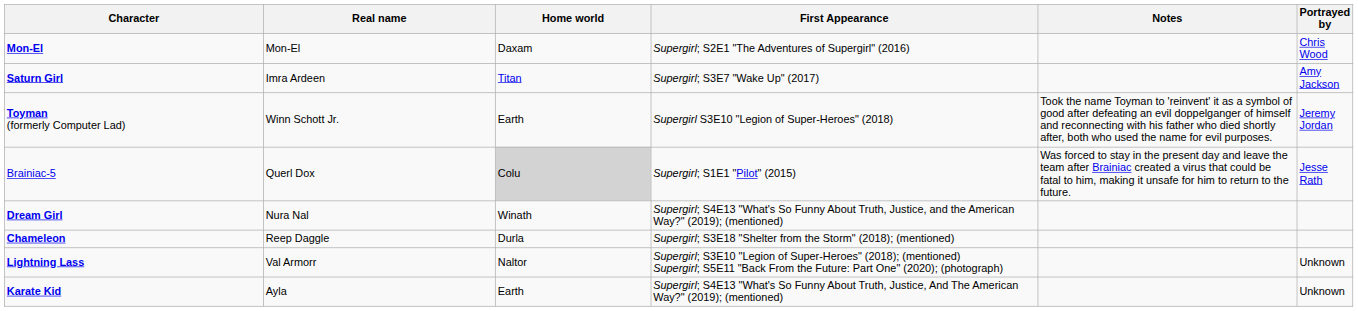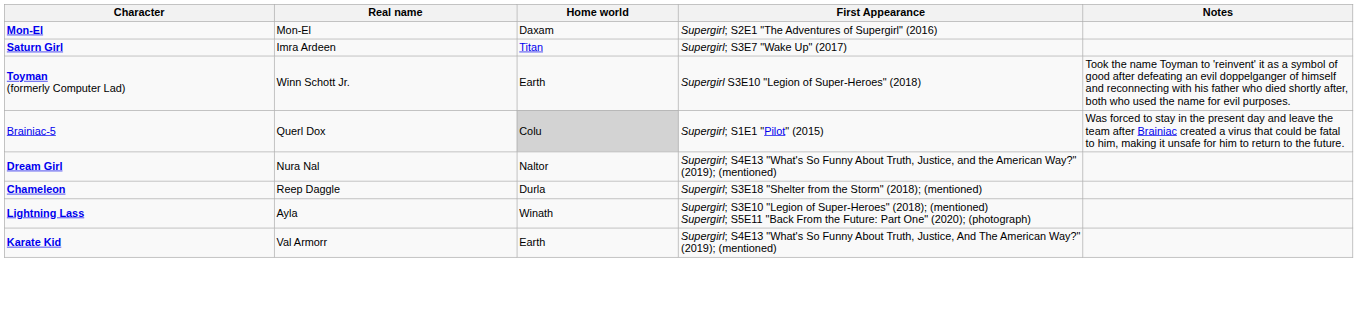- column: (1325, 19)
(515, 215) Winath -> (534, 166) Naltor
(291, 262) Val Armorr -> (287, 213) Ayla
(512, 262) Naltor -> (536, 213) Winath
(276, 291) Ayla -> (302, 242) Val Armorr
